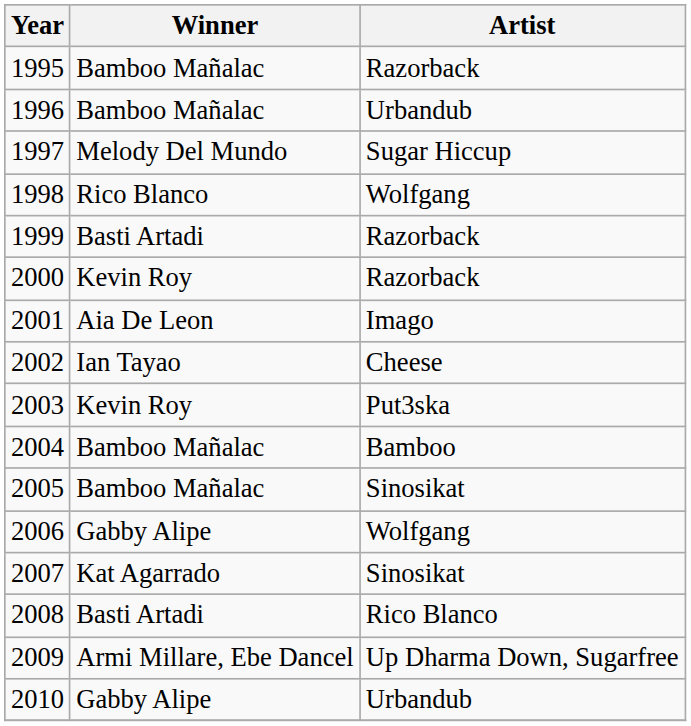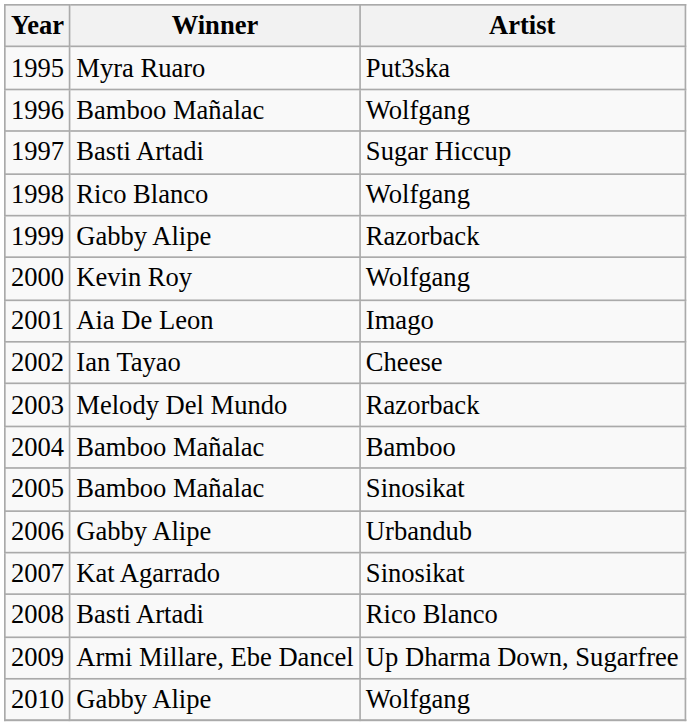(170, 67) Bamboo Mañalac -> (141, 67) Myra Ruaro
(423, 67) Razorback -> (408, 67) Put3ska
(419, 109) Urbandub -> (418, 109) Wolfgang
(182, 151) Melody Del Mundo -> (140, 151) Basti Artadi
(140, 236) Basti Artadi -> (144, 236) Gabby Alipe
(423, 278) Razorback -> (418, 278) Wolfgang
(134, 404) Kevin Roy -> (182, 404) Melody Del Mundo
(408, 404) Put3ska -> (423, 404) Razorback
(418, 531) Wolfgang -> (419, 531) Urbandub
(419, 699) Urbandub -> (418, 699) Wolfgang
